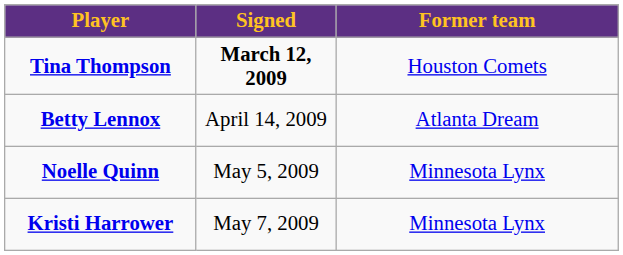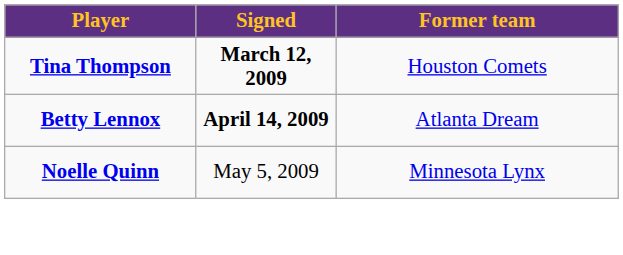(266, 119) normal -> (266, 119) bold
- row: (100, 223)
